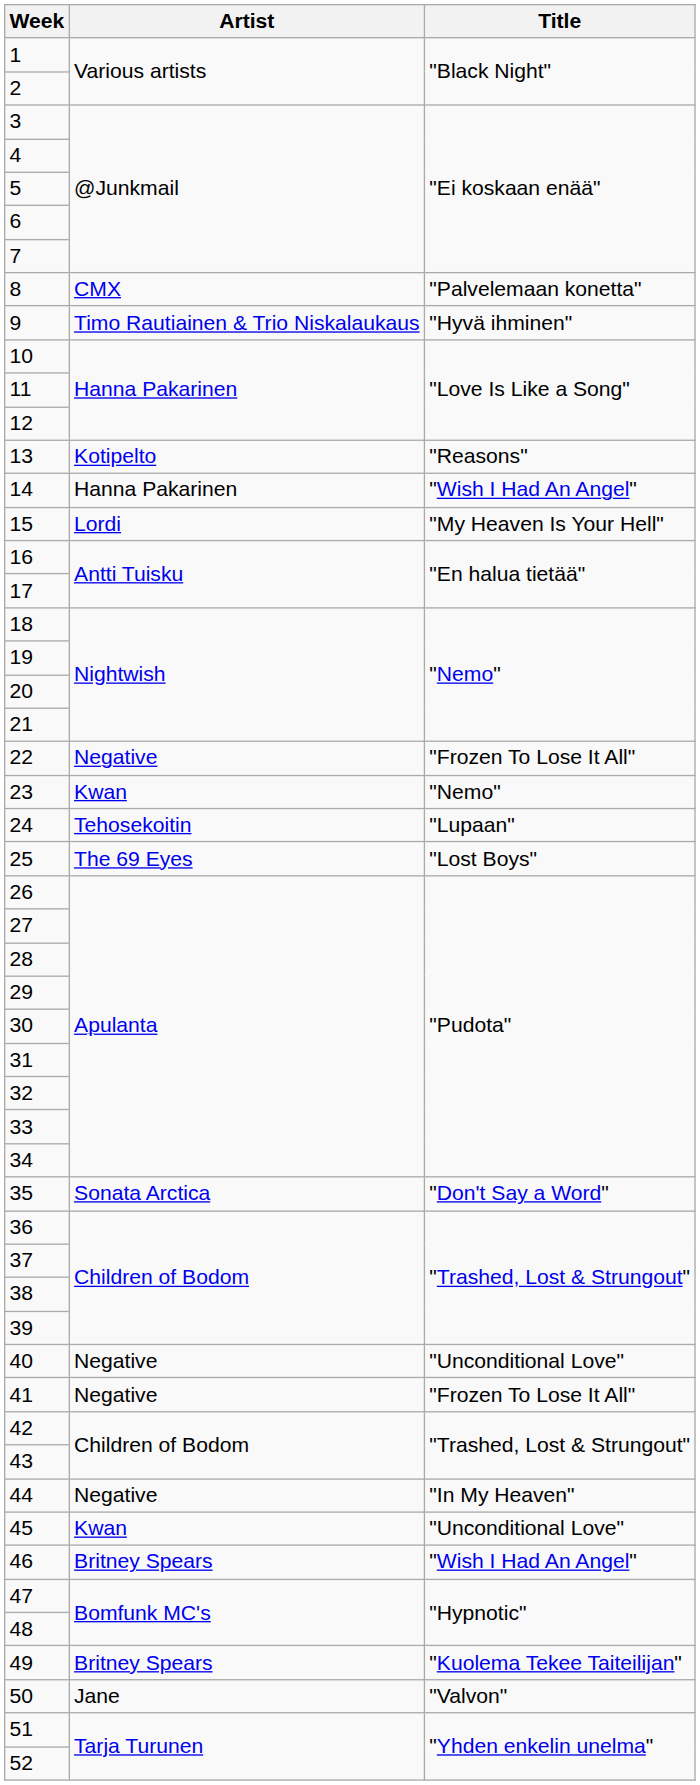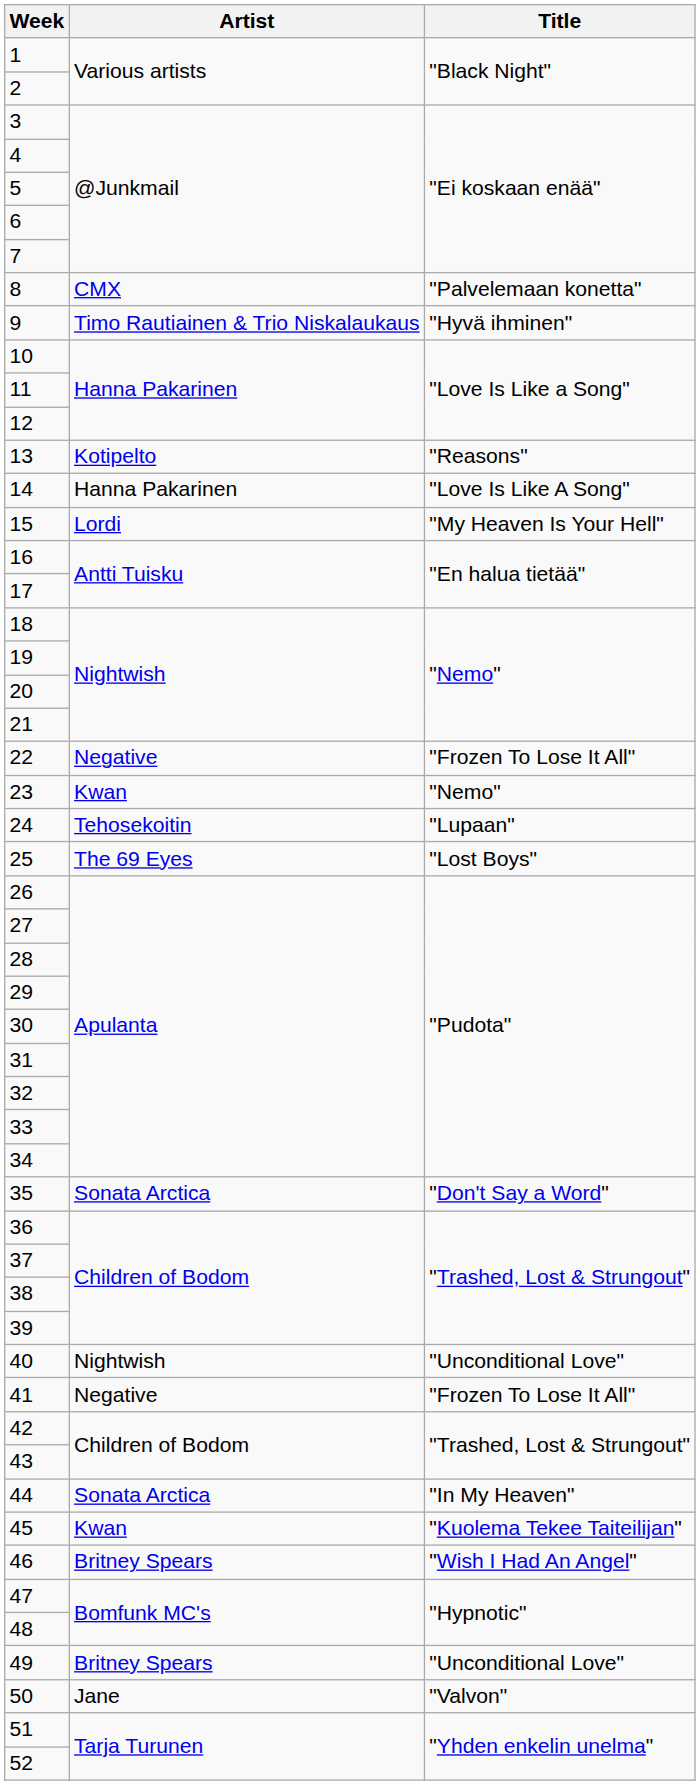(533, 490) "Wish I Had An Angel" -> (530, 490) "Love Is Like A Song"
(116, 1361) Negative -> (120, 1361) Nightwish
(116, 1495) Negative -> (142, 1495) Sonata Arctica
(527, 1528) "Unconditional Love" -> (556, 1528) "Kuolema Tekee Taiteilijan"
(556, 1662) "Kuolema Tekee Taiteilijan" -> (527, 1662) "Unconditional Love"
